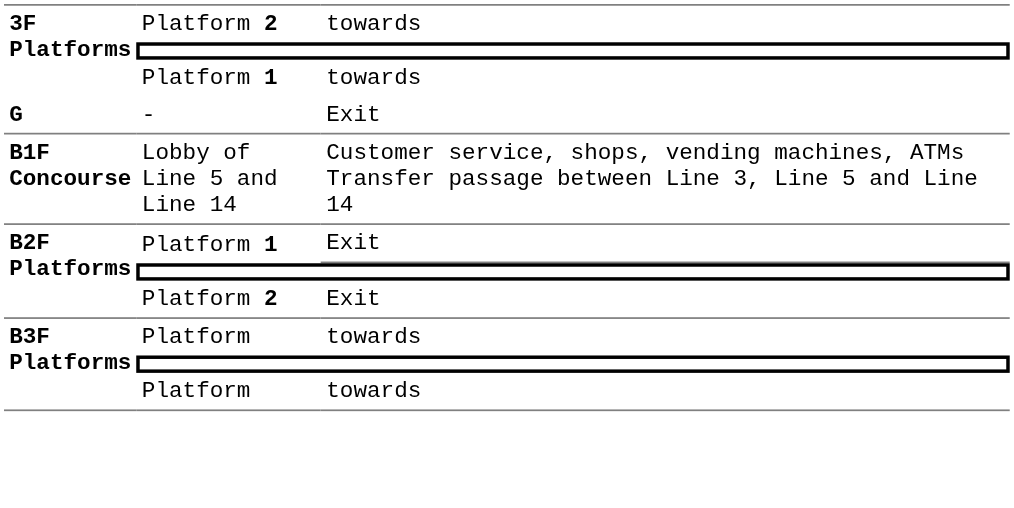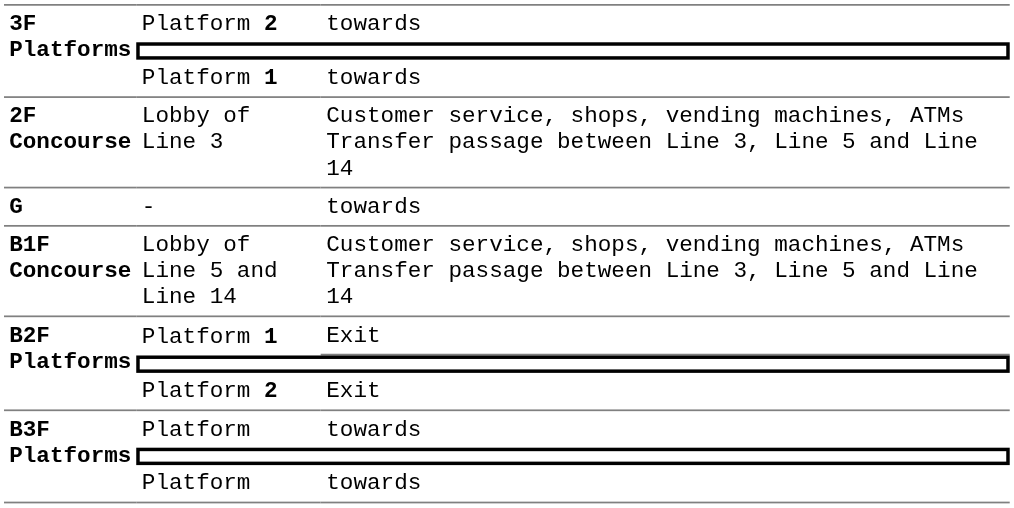+ row: (70, 129)
(353, 114) Exit -> (374, 207) towards
